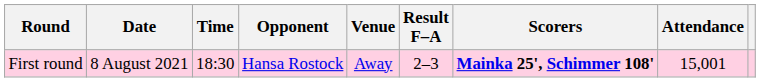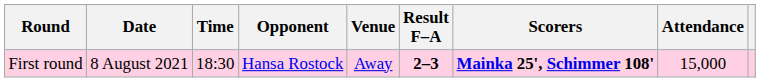(426, 63) normal -> (426, 63) bold
(703, 63) 15,001 -> (703, 63) 15,000
